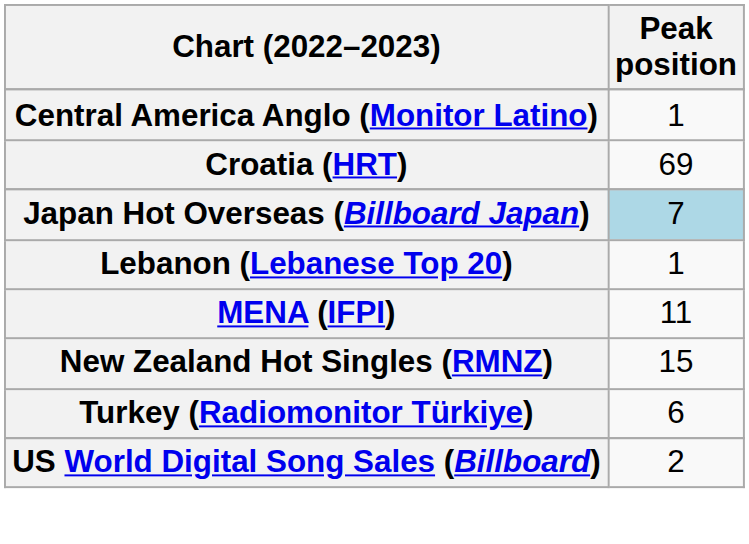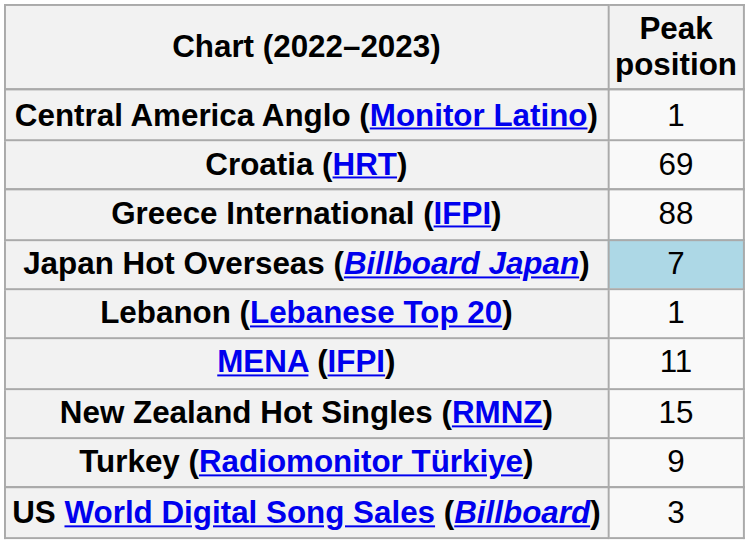+ row: (306, 213)
(676, 412) 6 -> (676, 462) 9
(676, 462) 2 -> (676, 512) 3
